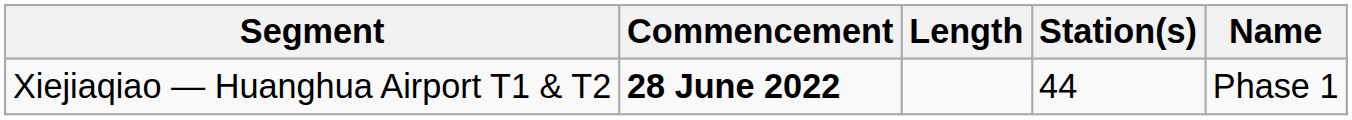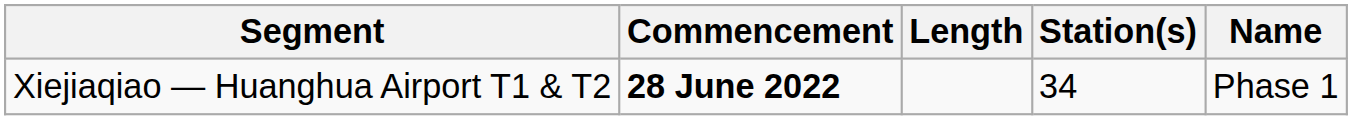(1058, 85) 44 -> (1058, 85) 34
